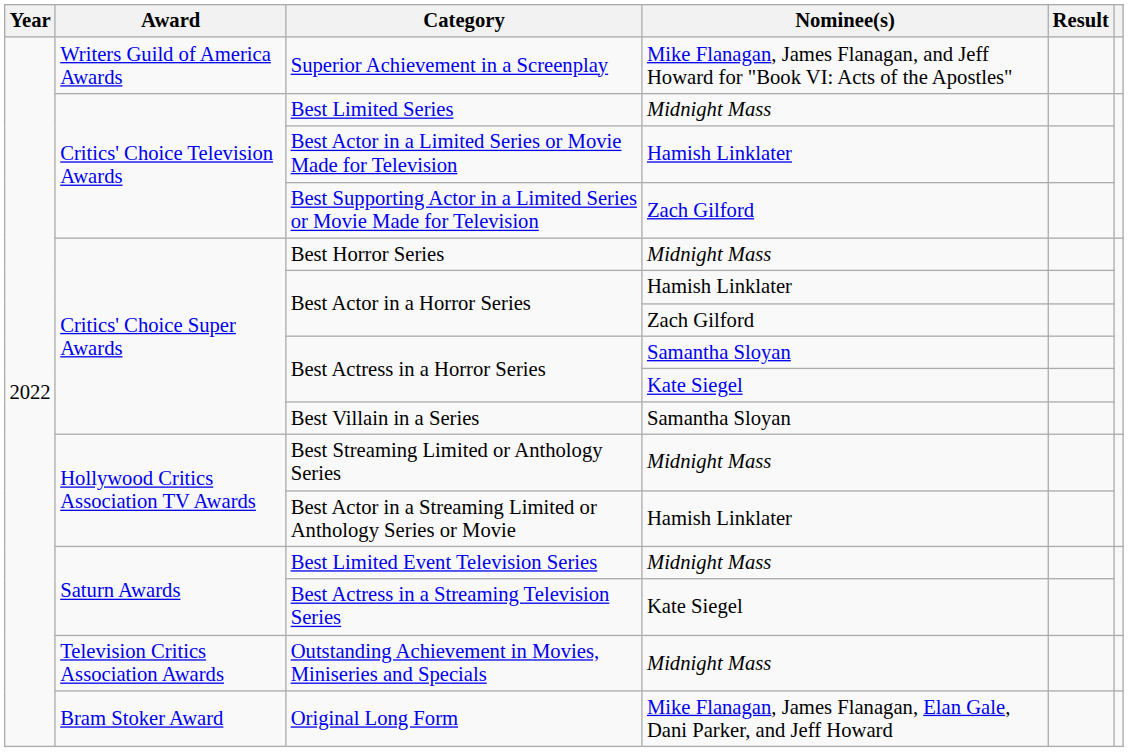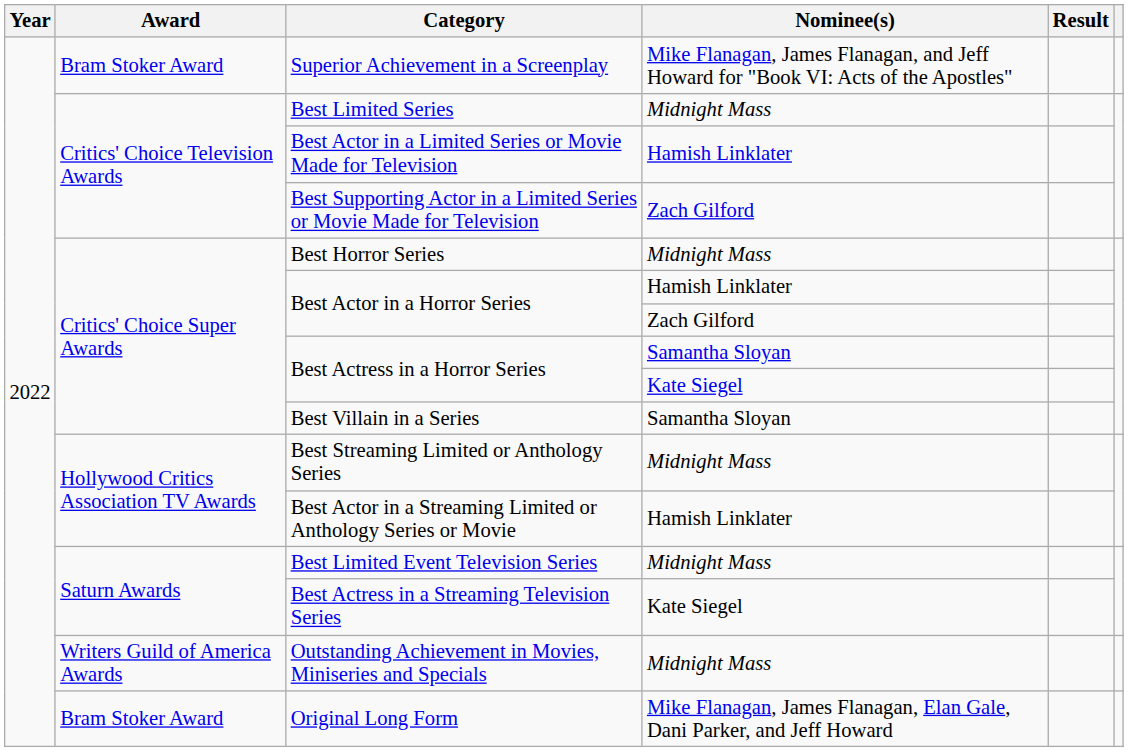(166, 65) Writers Guild of America Awards -> (142, 65) Bram Stoker Award
(142, 662) Television Critics Association Awards -> (166, 662) Writers Guild of America Awards
